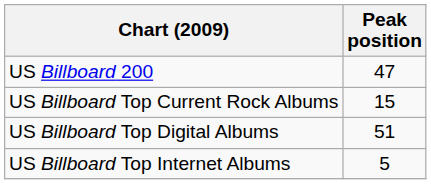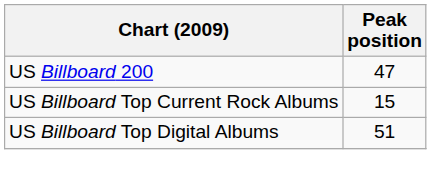- row: (150, 163)
